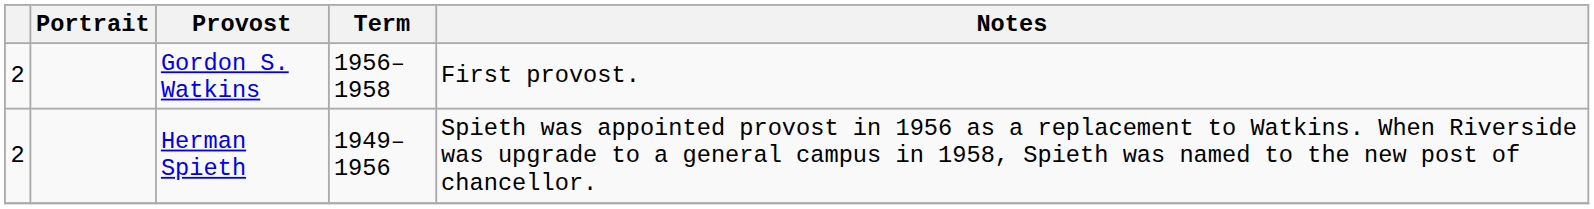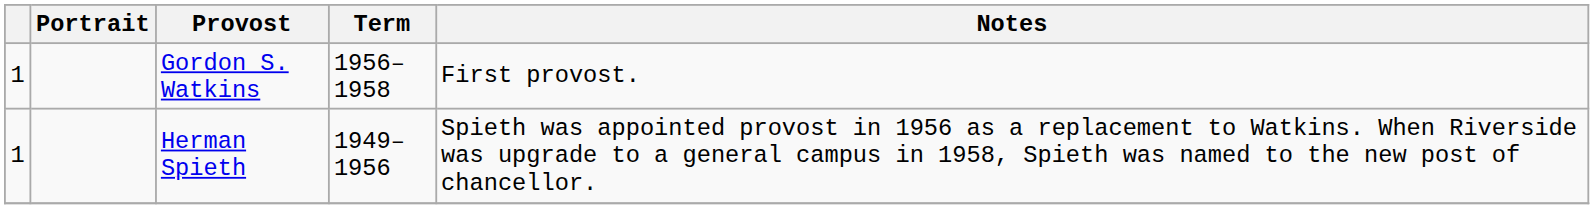(18, 76) 2 -> (18, 76) 1
(18, 156) 2 -> (18, 156) 1
